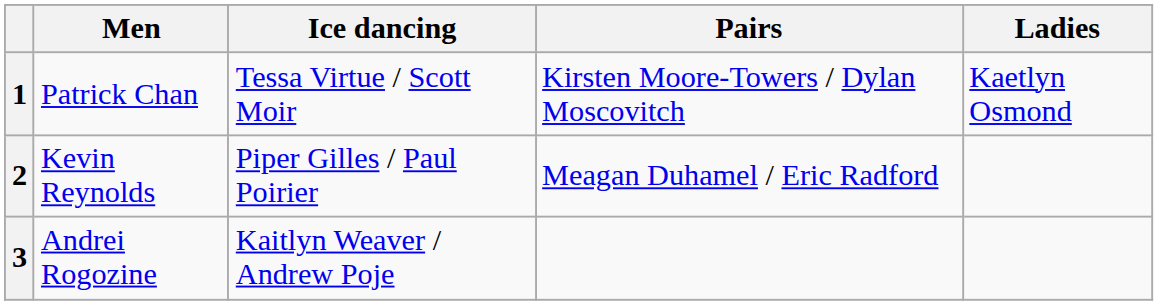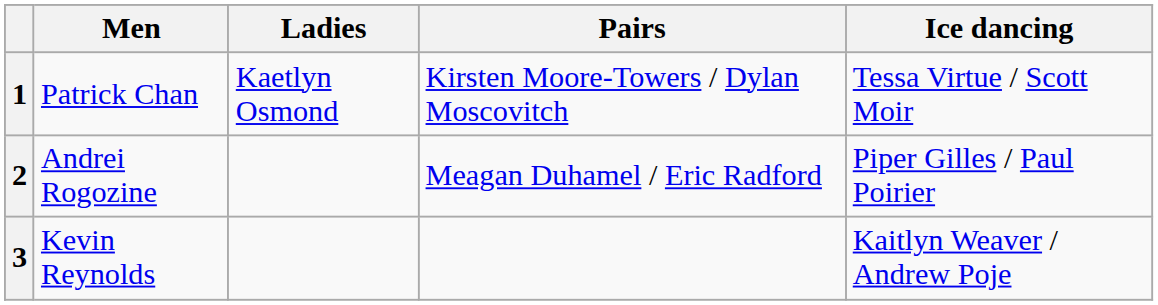columns swapped: (1057, 28) <-> (382, 28)
(98, 175) Kevin Reynolds -> (99, 175) Andrei Rogozine
(99, 257) Andrei Rogozine -> (98, 257) Kevin Reynolds
